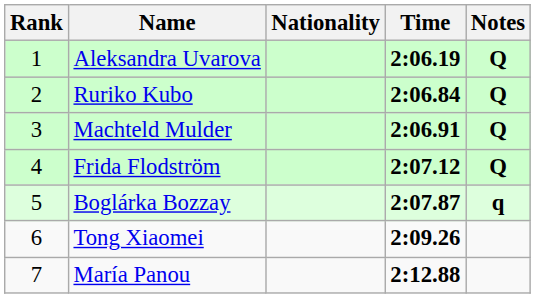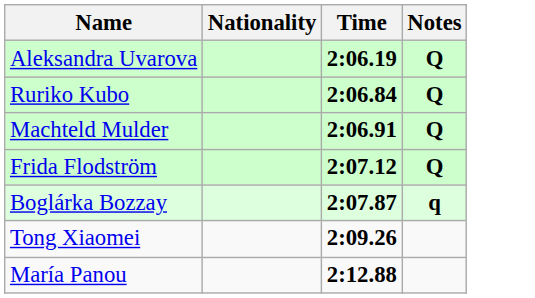- column: (36, 22)
